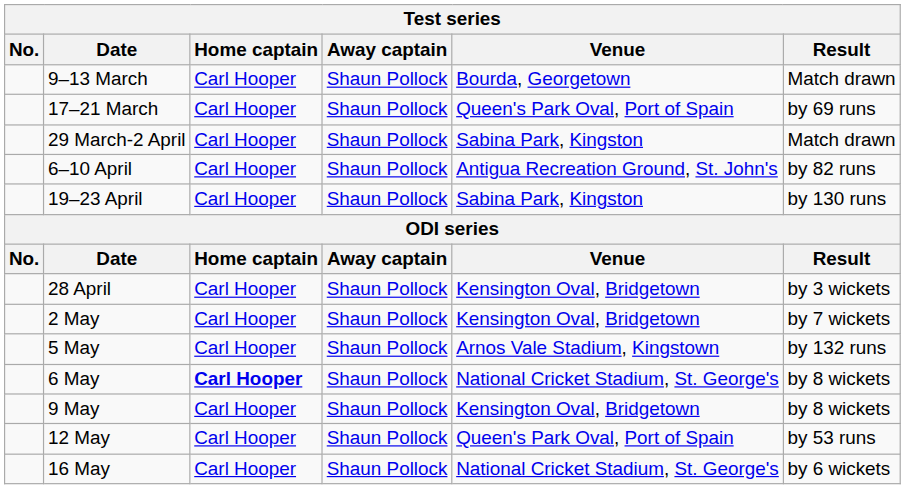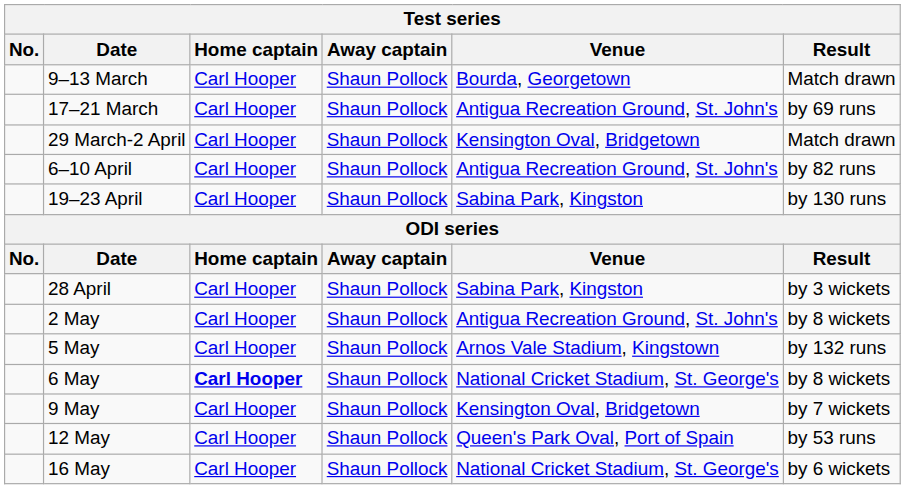(595, 109) Queen's Park Oval, Port of Spain -> (617, 109) Antigua Recreation Ground, St. John's
(550, 139) Sabina Park, Kingston -> (578, 139) Kensington Oval, Bridgetown
(578, 288) Kensington Oval, Bridgetown -> (550, 288) Sabina Park, Kingston
(578, 318) Kensington Oval, Bridgetown -> (617, 318) Antigua Recreation Ground, St. John's
(839, 318) by 7 wickets -> (839, 318) by 8 wickets
(839, 408) by 8 wickets -> (839, 408) by 7 wickets
